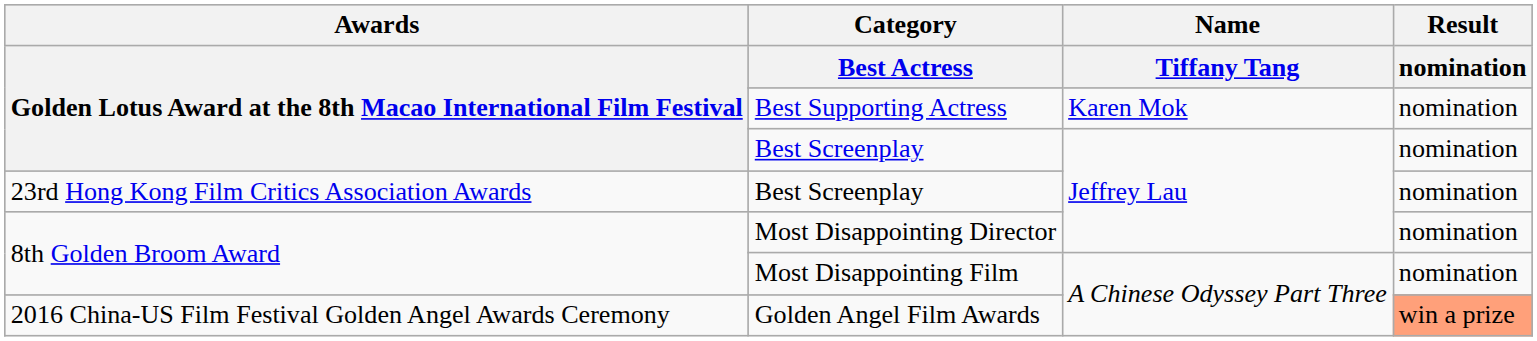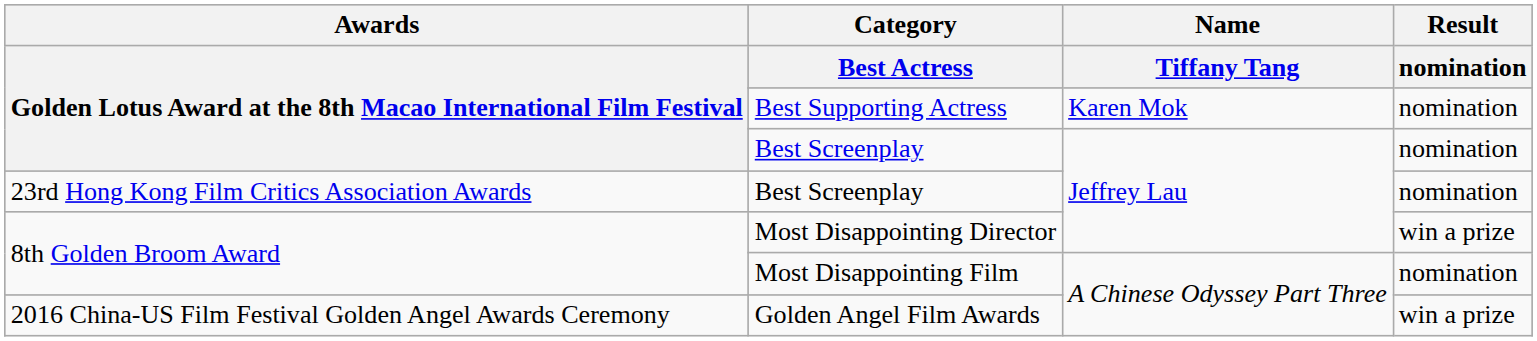(1458, 231) nomination -> (1457, 231) win a prize
(1457, 314) lightsalmon background -> (1457, 314) no background
